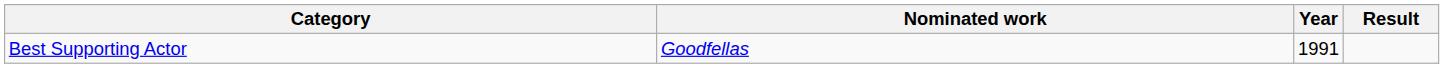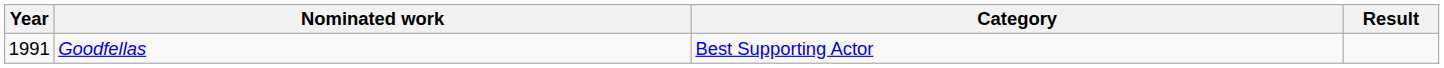columns swapped: (1319, 19) <-> (331, 19)
